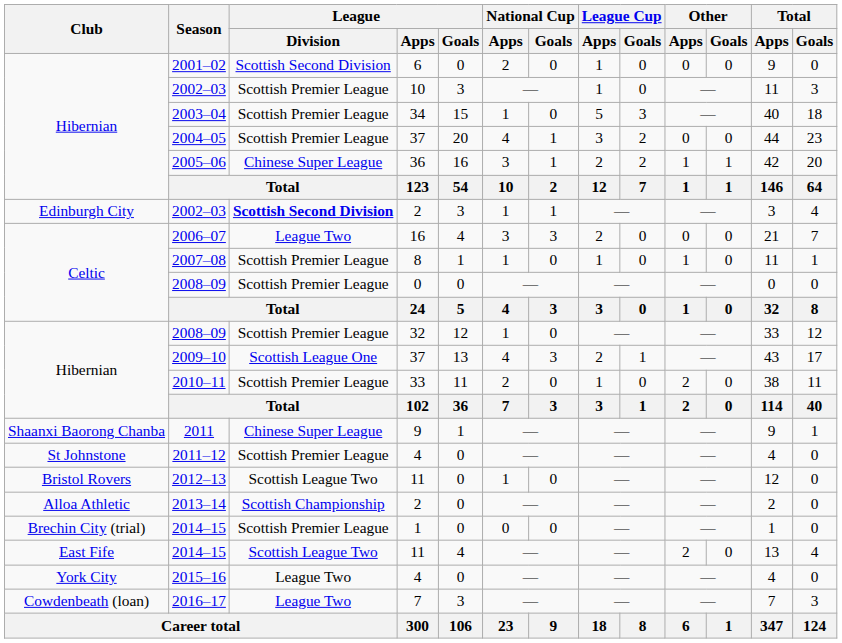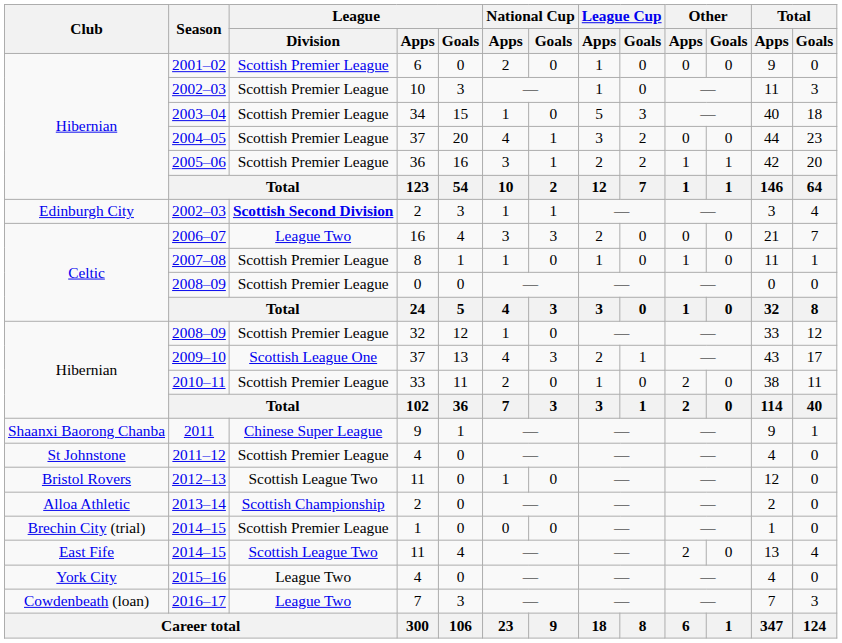(313, 65) Scottish Second Division -> (313, 65) Scottish Premier League
(313, 162) Chinese Super League -> (313, 162) Scottish Premier League
